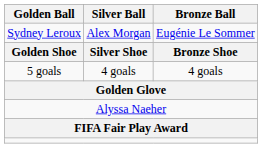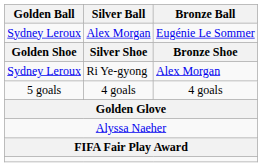+ row: (117, 71)
